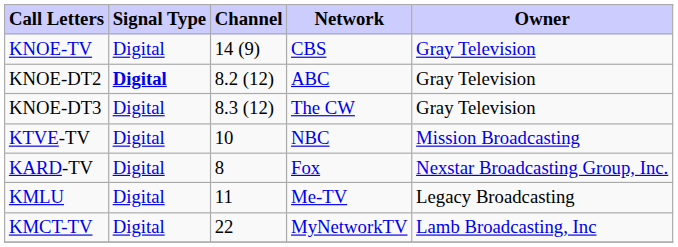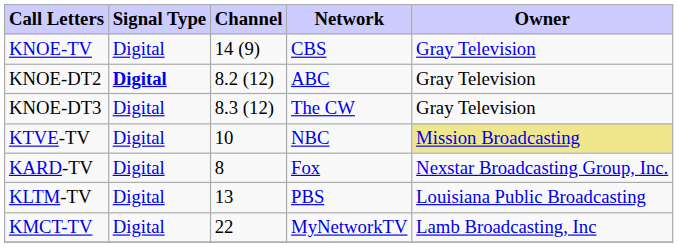(498, 138) no background -> (498, 138) khaki background
- row: (36, 197)
+ row: (50, 197)
